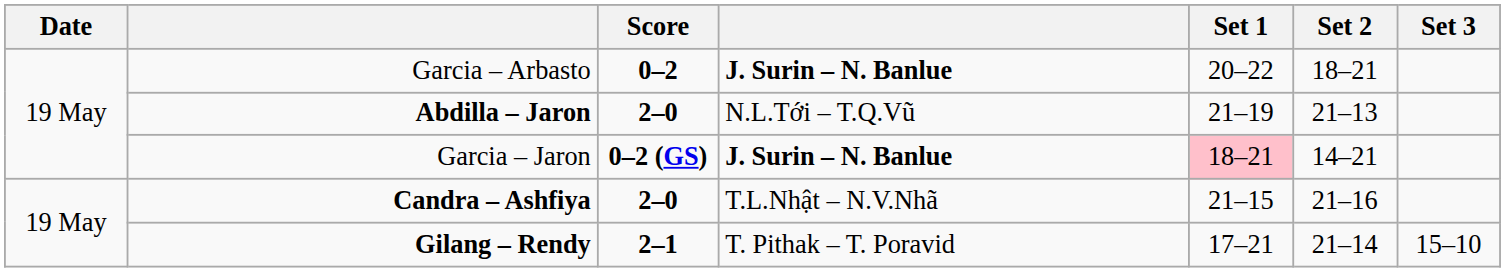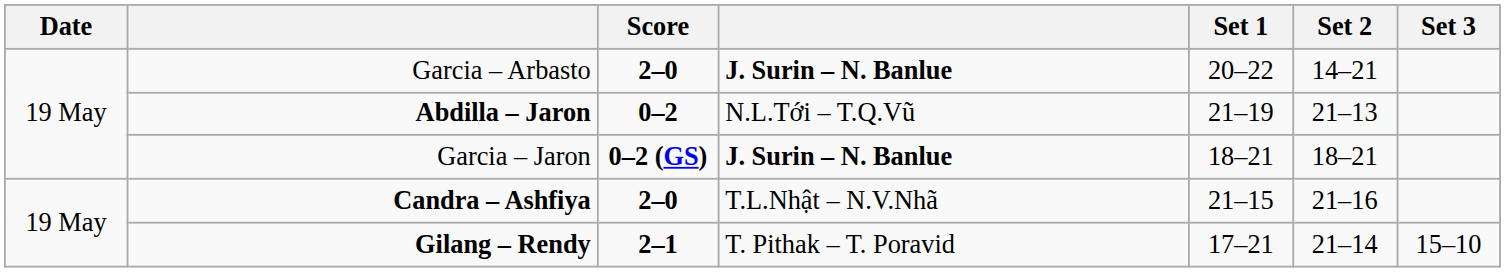(658, 70) 0–2 -> (658, 70) 2–0
(1345, 70) 18–21 -> (1345, 70) 14–21
(658, 113) 2–0 -> (658, 113) 0–2
(1241, 157) pink background -> (1241, 157) no background
(1345, 157) 14–21 -> (1345, 157) 18–21
